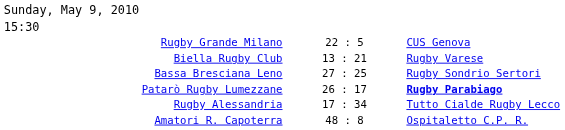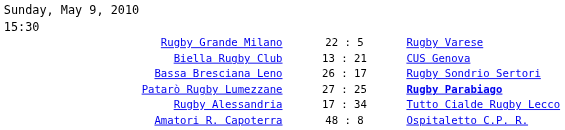(438, 43) CUS Genova -> (445, 43) Rugby Varese
(445, 58) Rugby Varese -> (438, 58) CUS Genova
(344, 74) 27 : 25 -> (344, 74) 26 : 17
(344, 89) 26 : 17 -> (344, 89) 27 : 25
